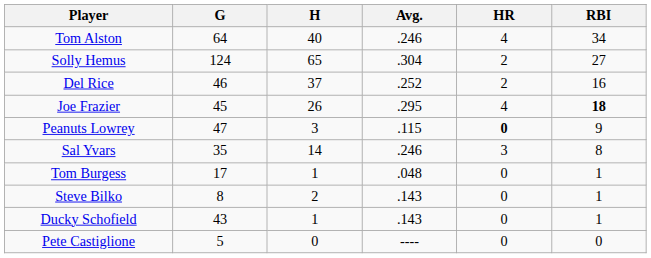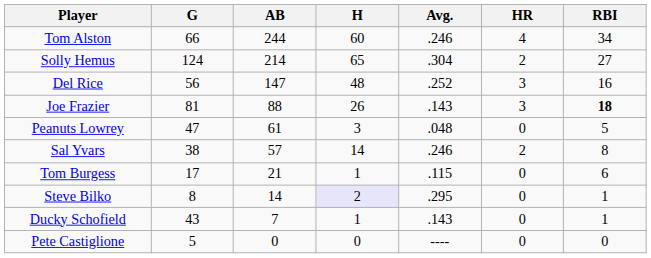+ column: (275, 15)
(220, 38) 64 -> (192, 38) 66
(315, 38) 40 -> (357, 38) 60
(220, 83) 46 -> (192, 83) 56
(315, 83) 37 -> (357, 83) 48
(504, 83) 2 -> (522, 83) 3
(220, 106) 45 -> (192, 106) 81
(409, 106) .295 -> (440, 106) .143
(504, 106) 4 -> (522, 106) 3
(409, 128) .115 -> (440, 128) .048
(504, 128) bold -> (522, 128) normal
(599, 128) 9 -> (605, 128) 5
(220, 151) 35 -> (192, 151) 38
(504, 151) 3 -> (522, 151) 2
(409, 173) .048 -> (440, 173) .115
(599, 173) 1 -> (605, 173) 6
(315, 196) no background -> (357, 196) lavender background
(409, 196) .143 -> (440, 196) .295
